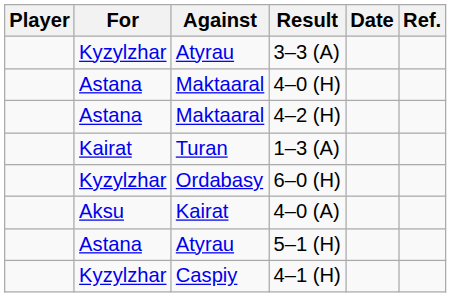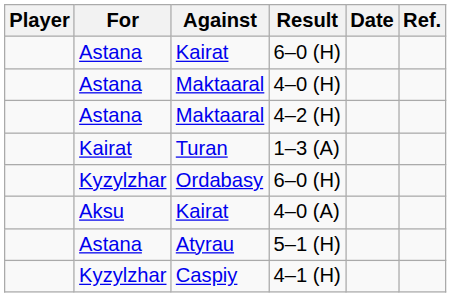- row: (205, 52)
+ row: (202, 52)
